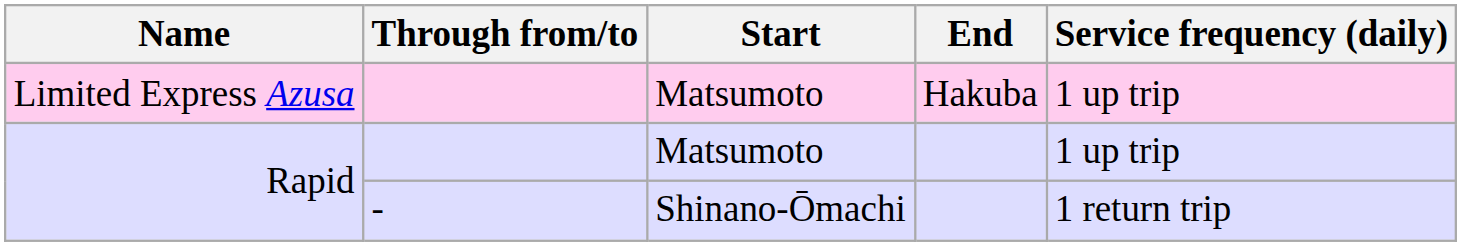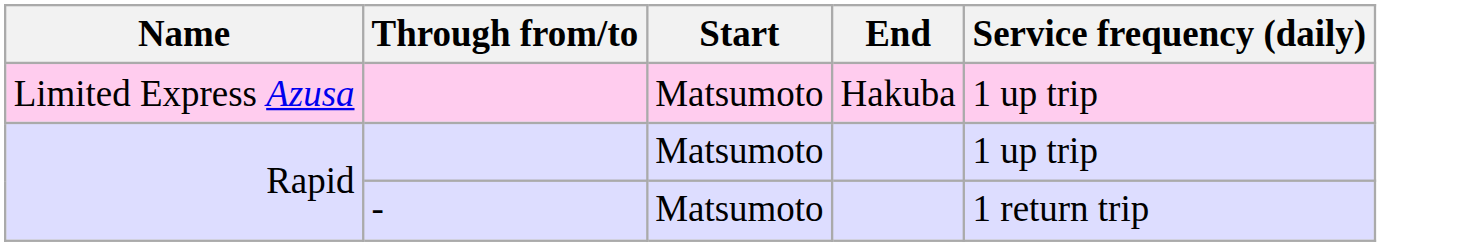(780, 209) Shinano-Ōmachi -> (739, 209) Matsumoto
